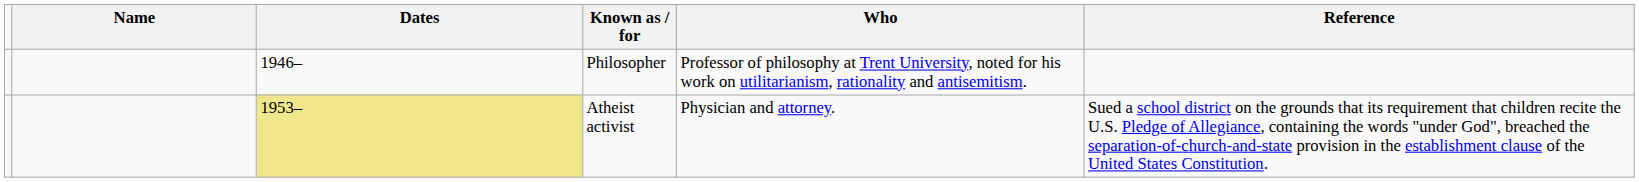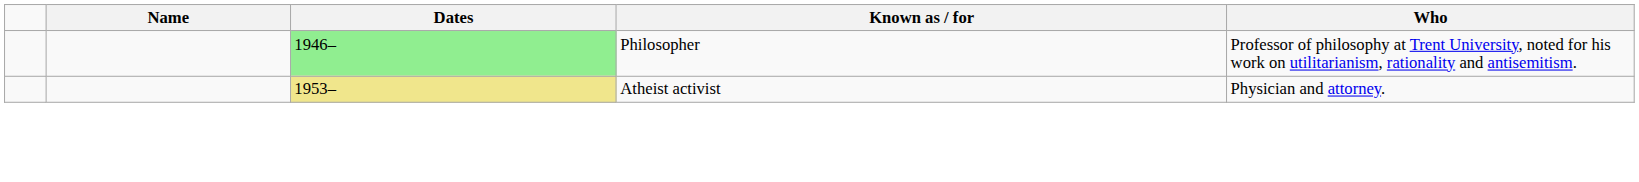- column: (1359, 17)
(281, 62) no background -> (315, 44) lightgreen background
